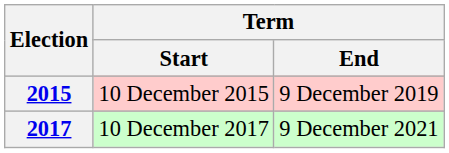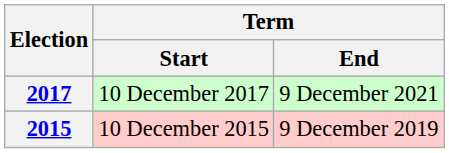rows swapped: (49, 93) <-> (49, 128)
